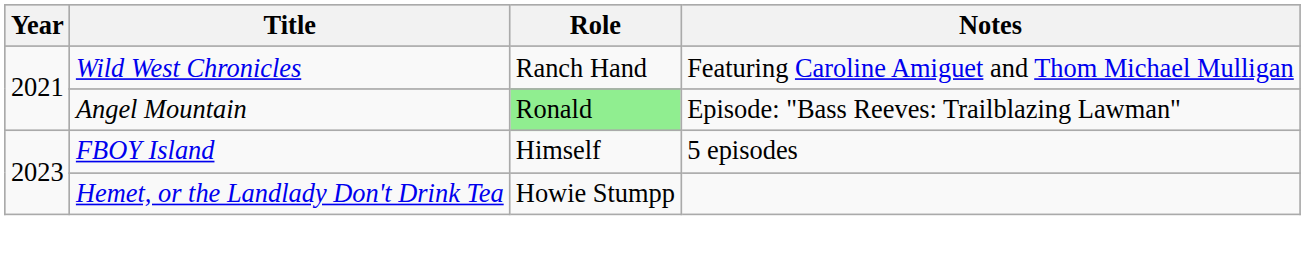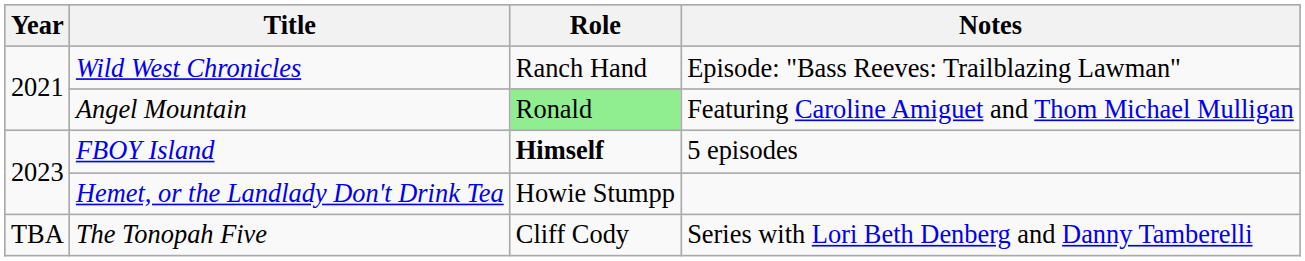(990, 67) Featuring Caroline Amiguet and Thom Michael Mulligan -> (934, 67) Episode: "Bass Reeves: Trailblazing Lawman"
(934, 109) Episode: "Bass Reeves: Trailblazing Lawman" -> (990, 109) Featuring Caroline Amiguet and Thom Michael Mulligan
(558, 151) normal -> (560, 151) bold
+ row: (171, 234)
